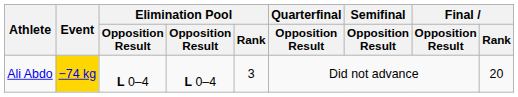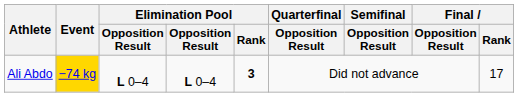(251, 74) normal -> (251, 74) bold
(497, 74) 20 -> (497, 74) 17
